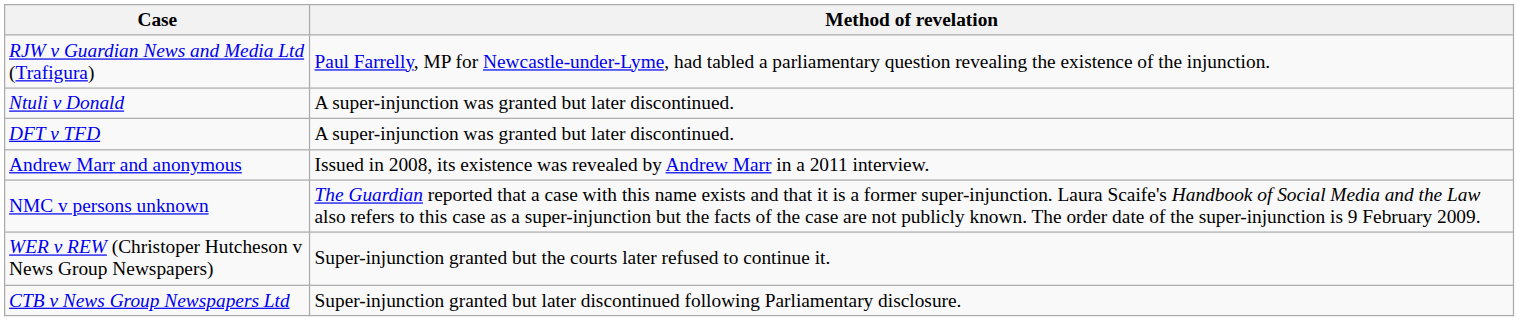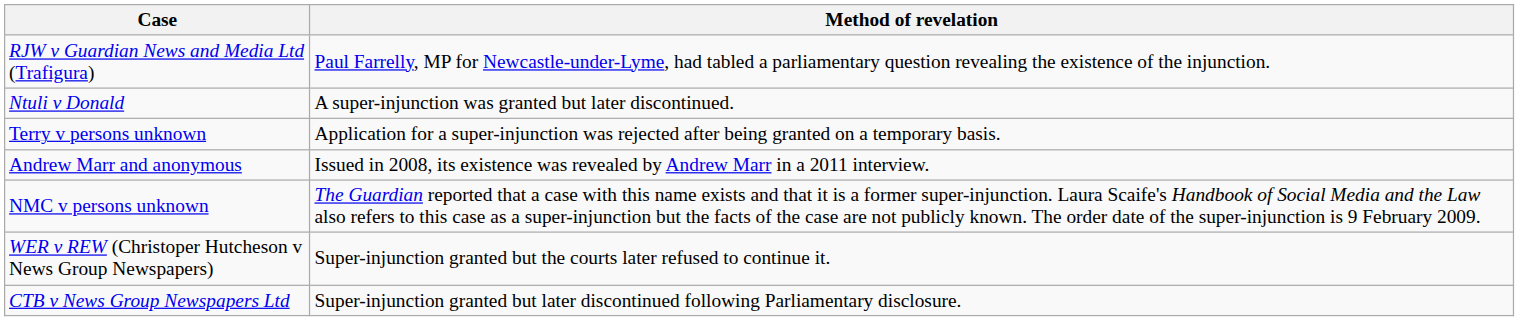- row: (55, 133)
+ row: (108, 133)
